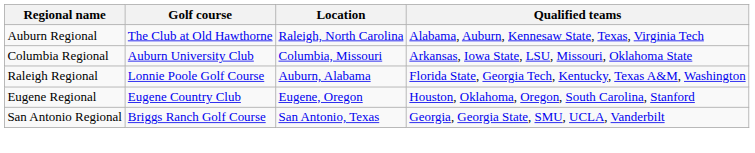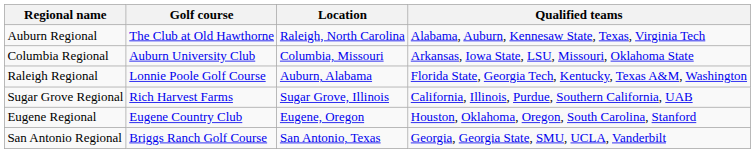+ row: (65, 96)
